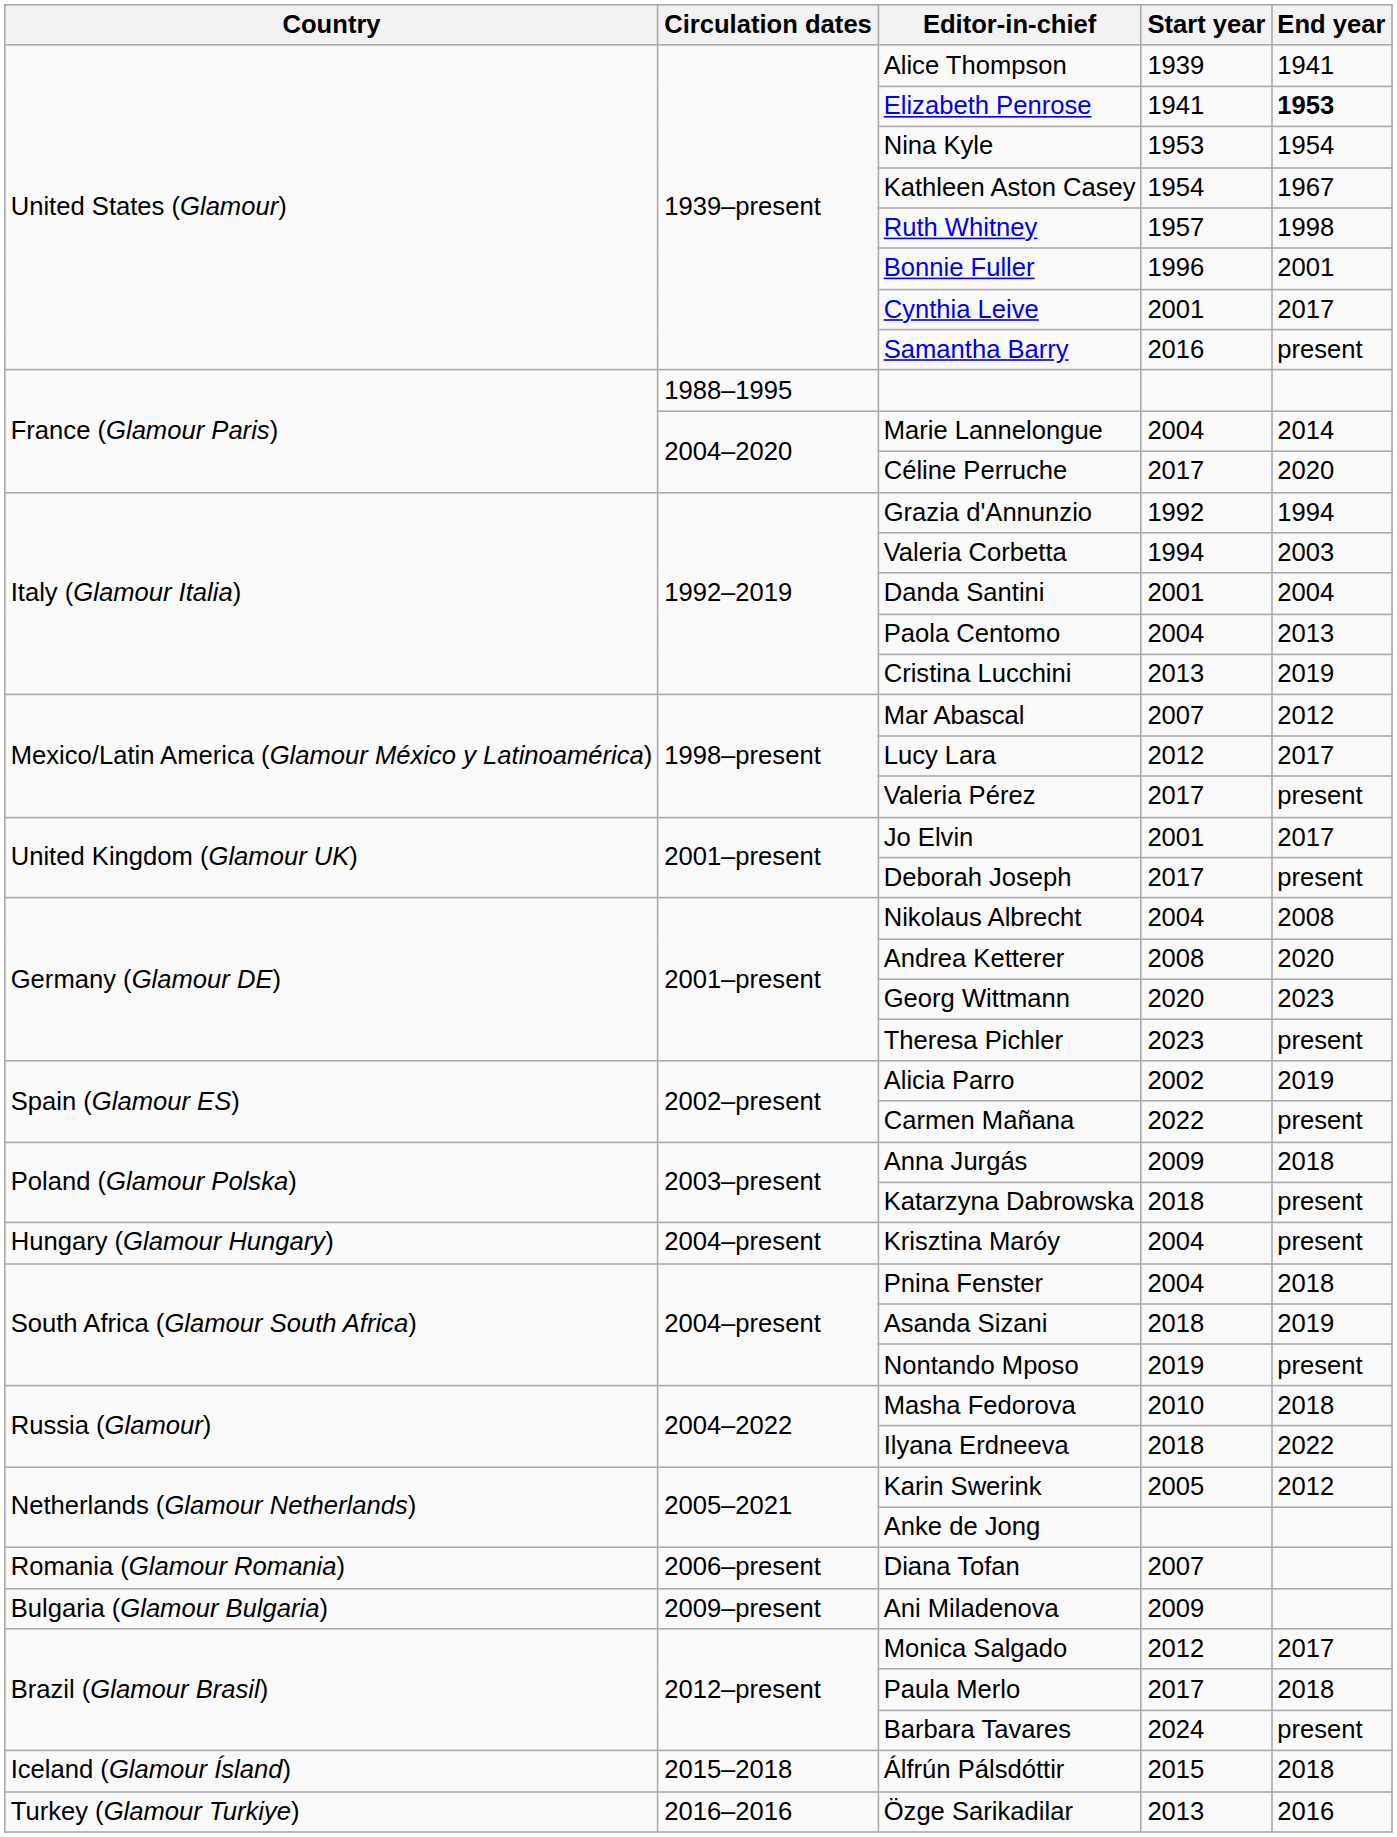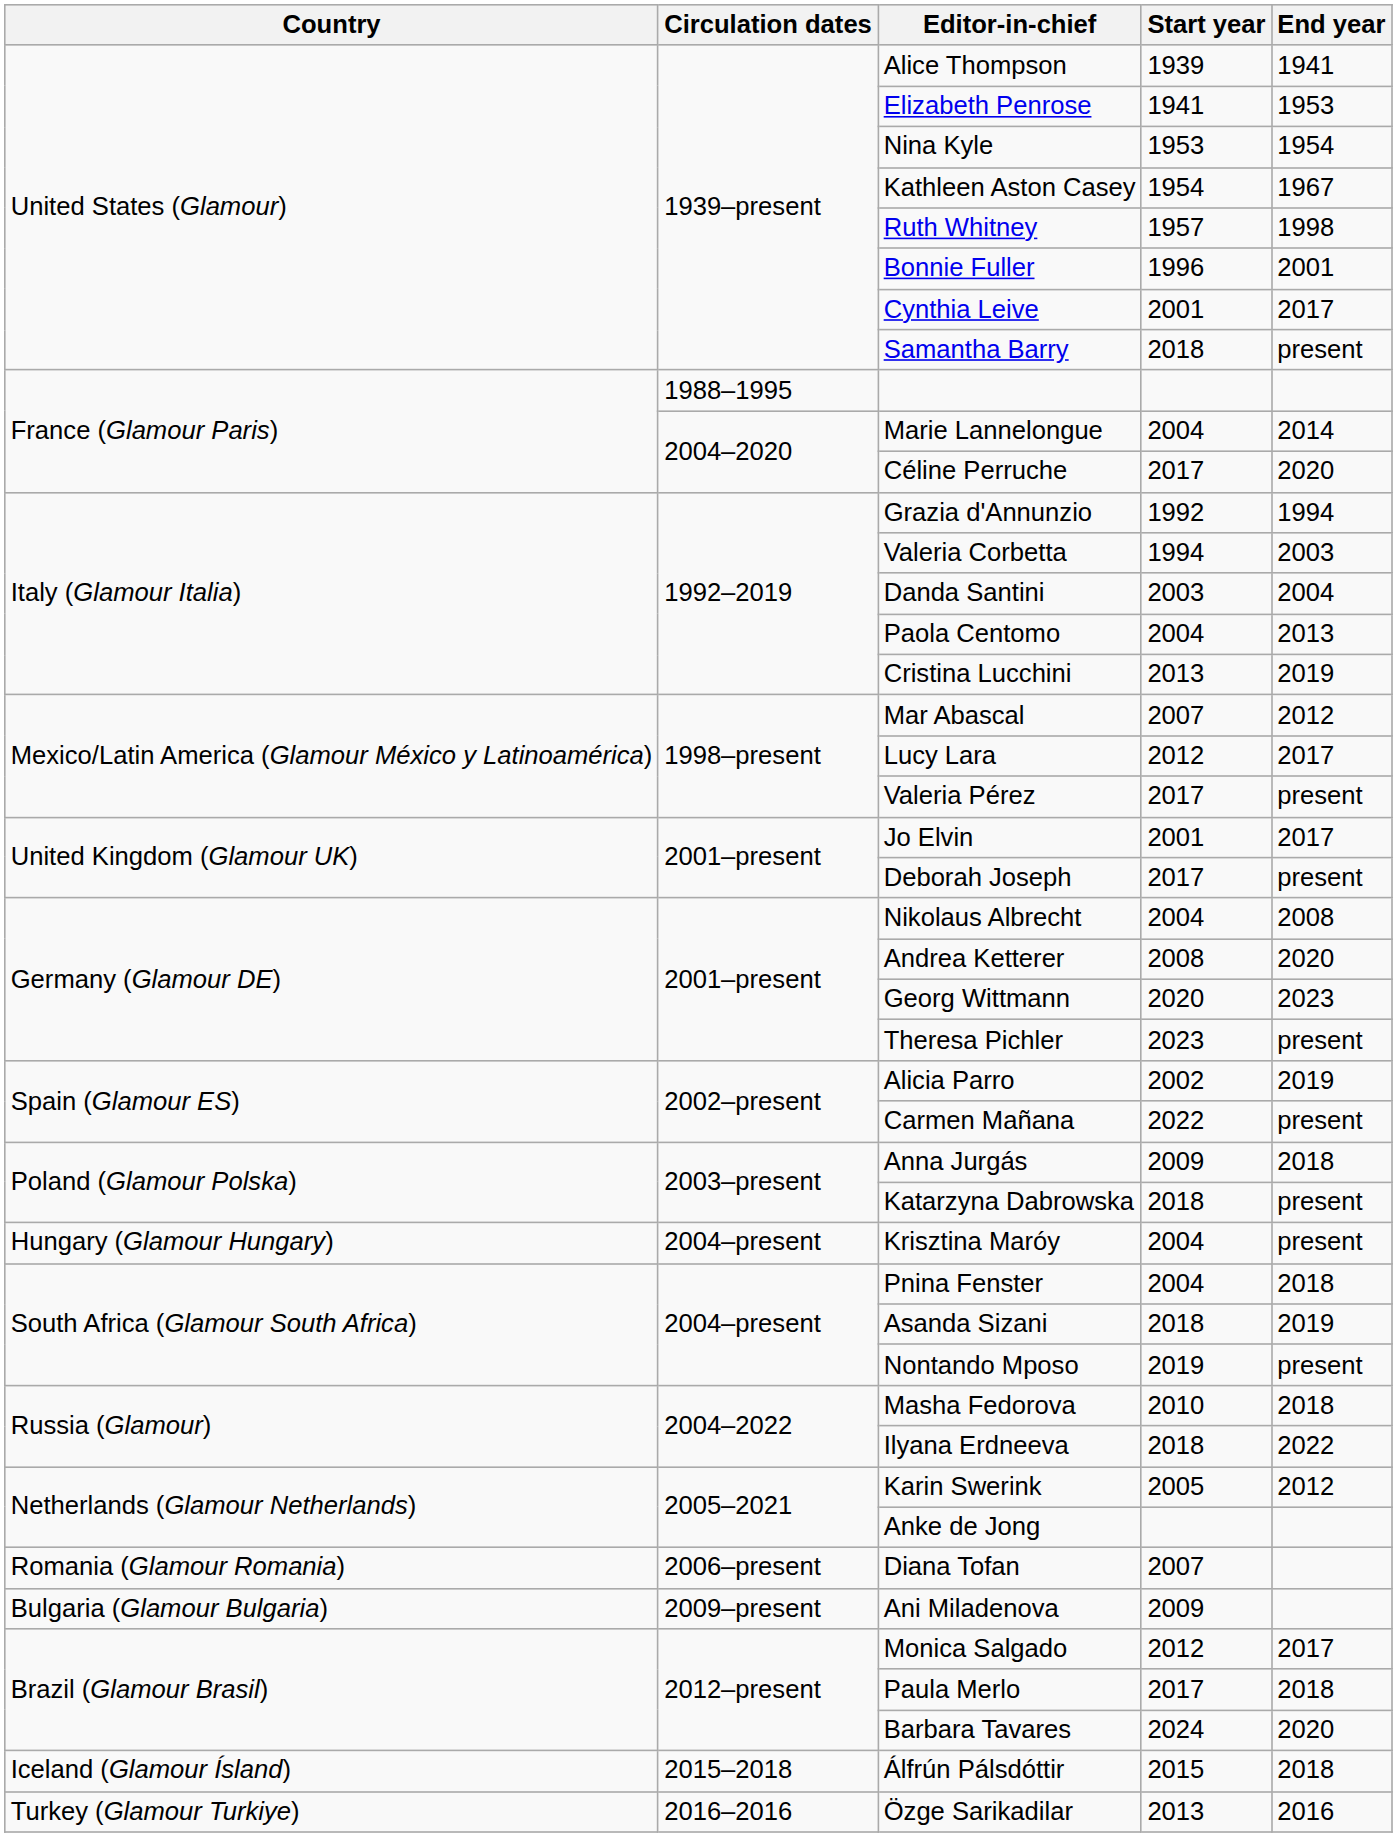(1306, 106) bold -> (1306, 106) normal
(1176, 349) 2016 -> (1176, 349) 2018
(1176, 593) 2001 -> (1176, 593) 2003
(1320, 1730) present -> (1306, 1730) 2020
